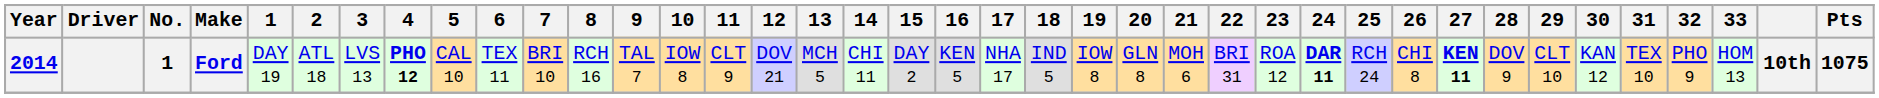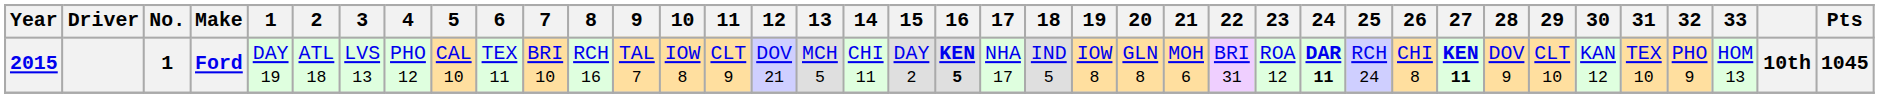(34, 65) 2014 -> (34, 65) 2015
(408, 65) bold -> (408, 64) normal
(957, 64) normal -> (957, 65) bold
(1845, 65) 1075 -> (1845, 65) 1045
